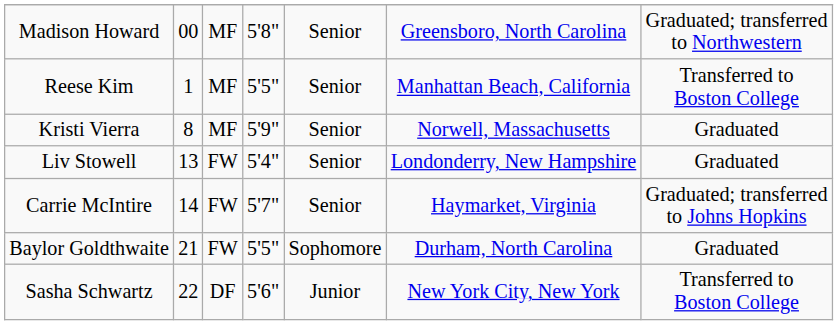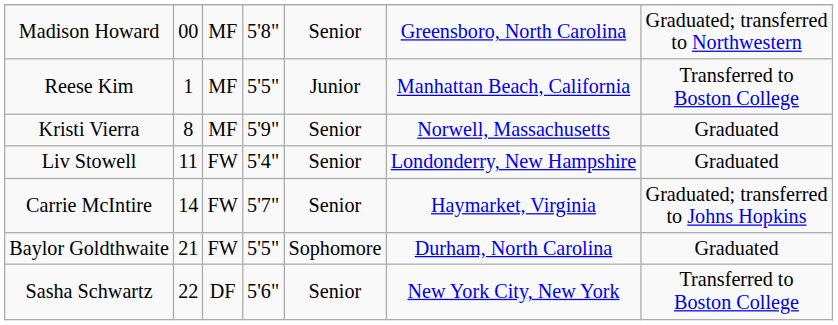(335, 86) Senior -> (335, 86) Junior
(188, 161) 13 -> (188, 161) 11
(335, 291) Junior -> (335, 291) Senior
